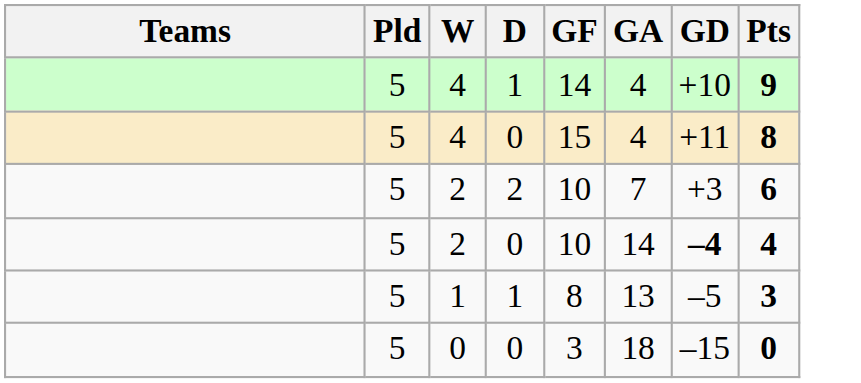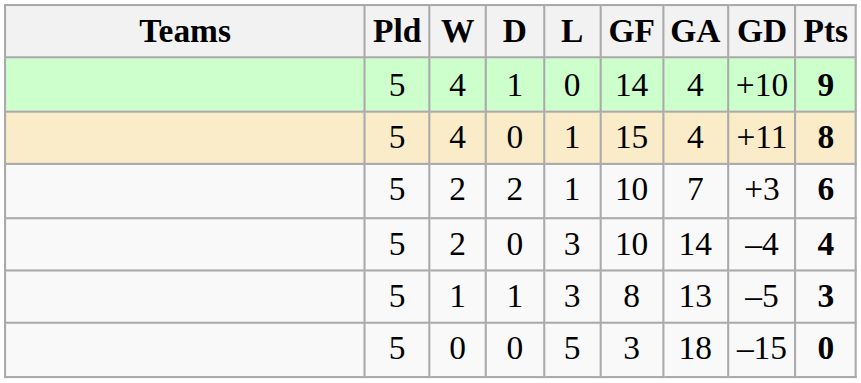+ column: (572, 31)
(705, 243) bold -> (762, 243) normal
